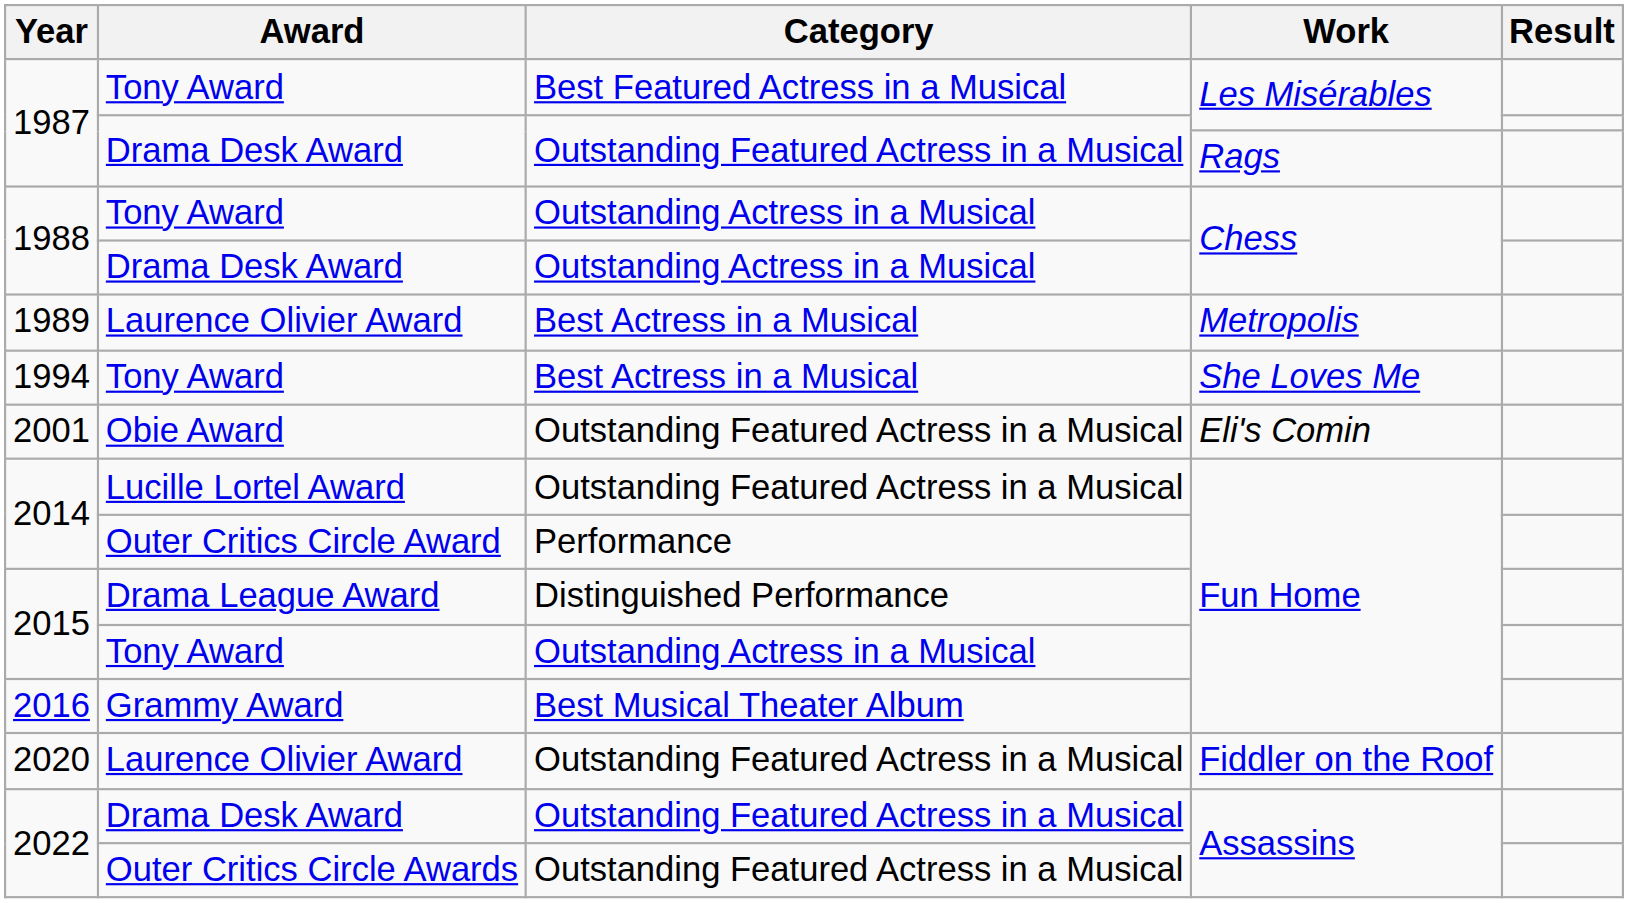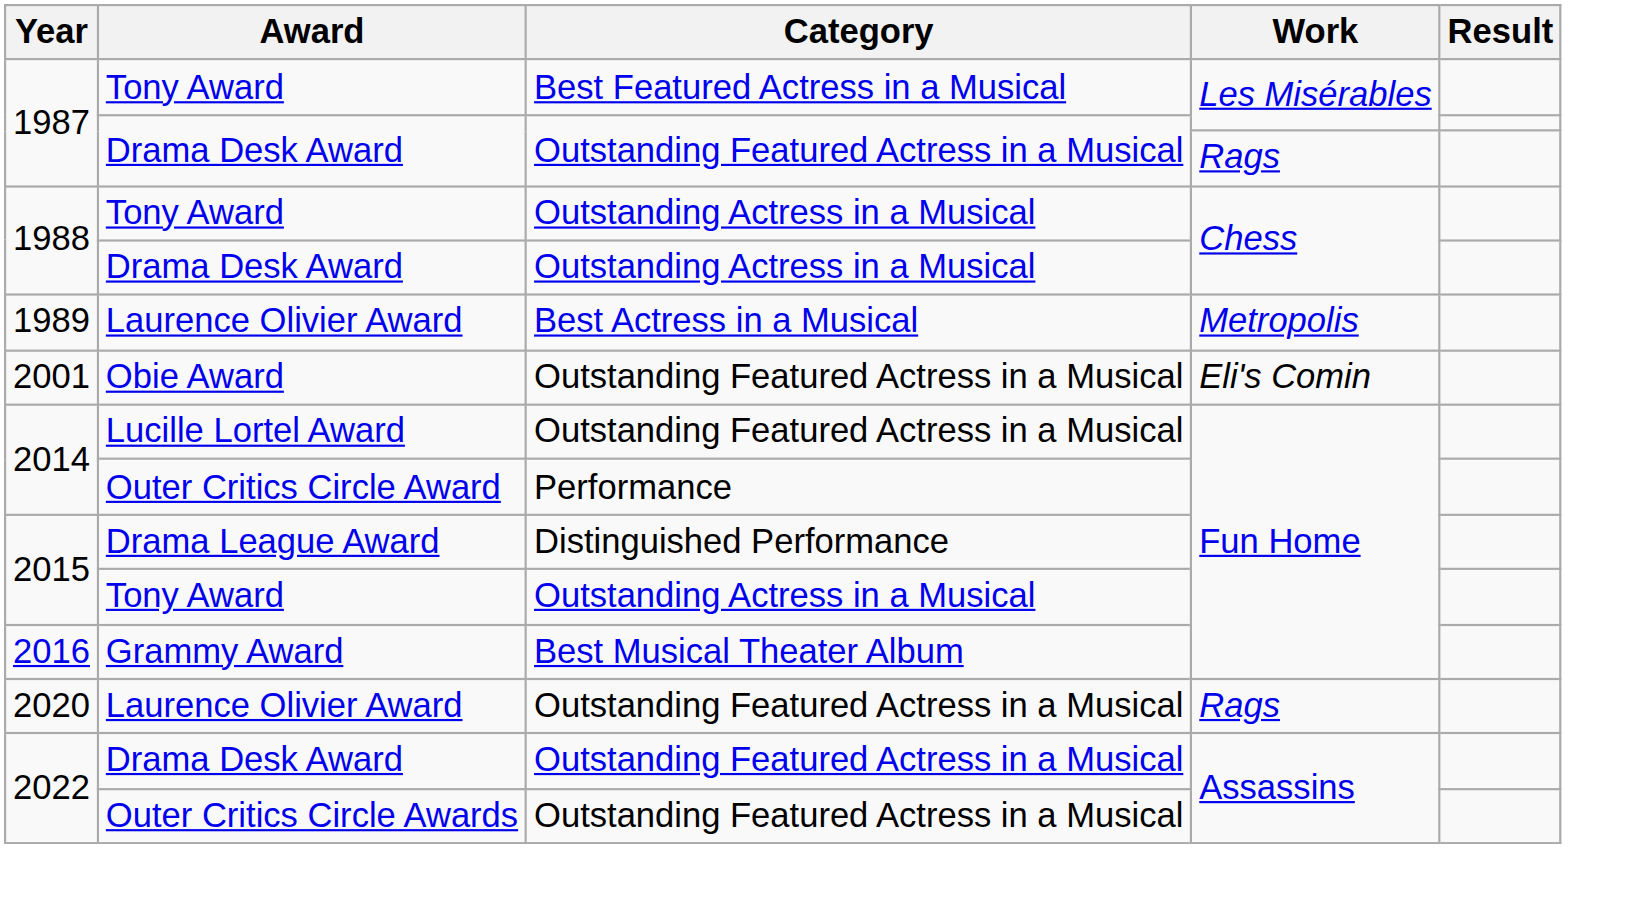- row: (51, 376)
(1346, 760) Fiddler on the Roof -> (1240, 705) Rags
